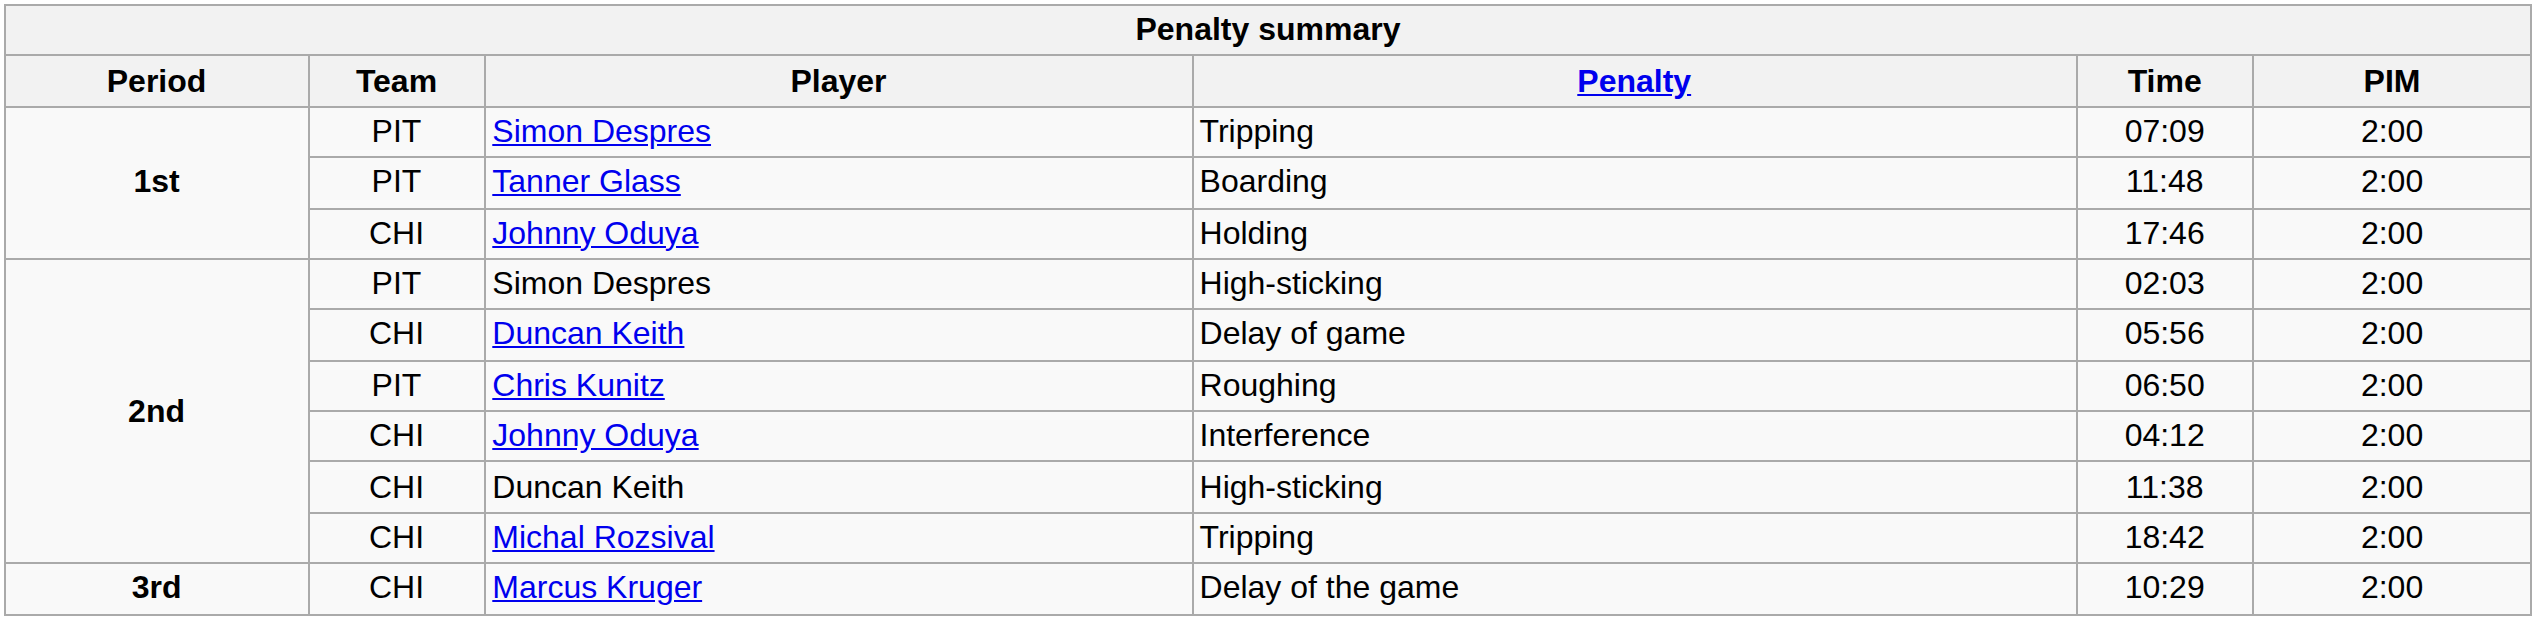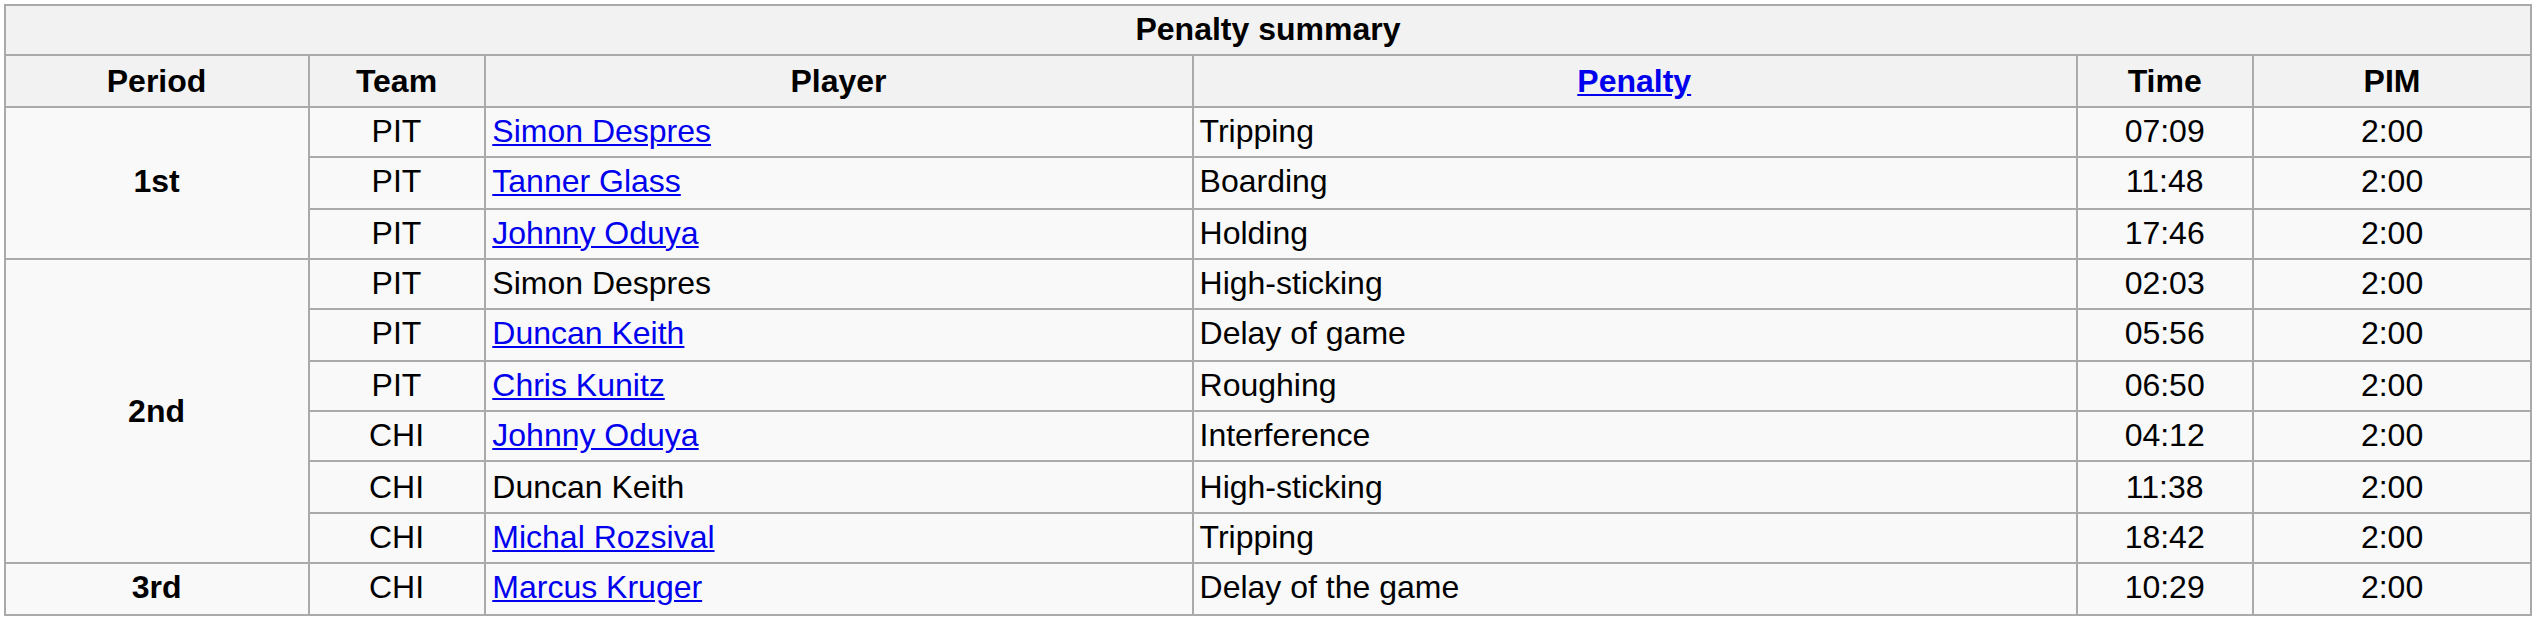(396, 232) CHI -> (396, 232) PIT
(396, 334) CHI -> (396, 334) PIT
